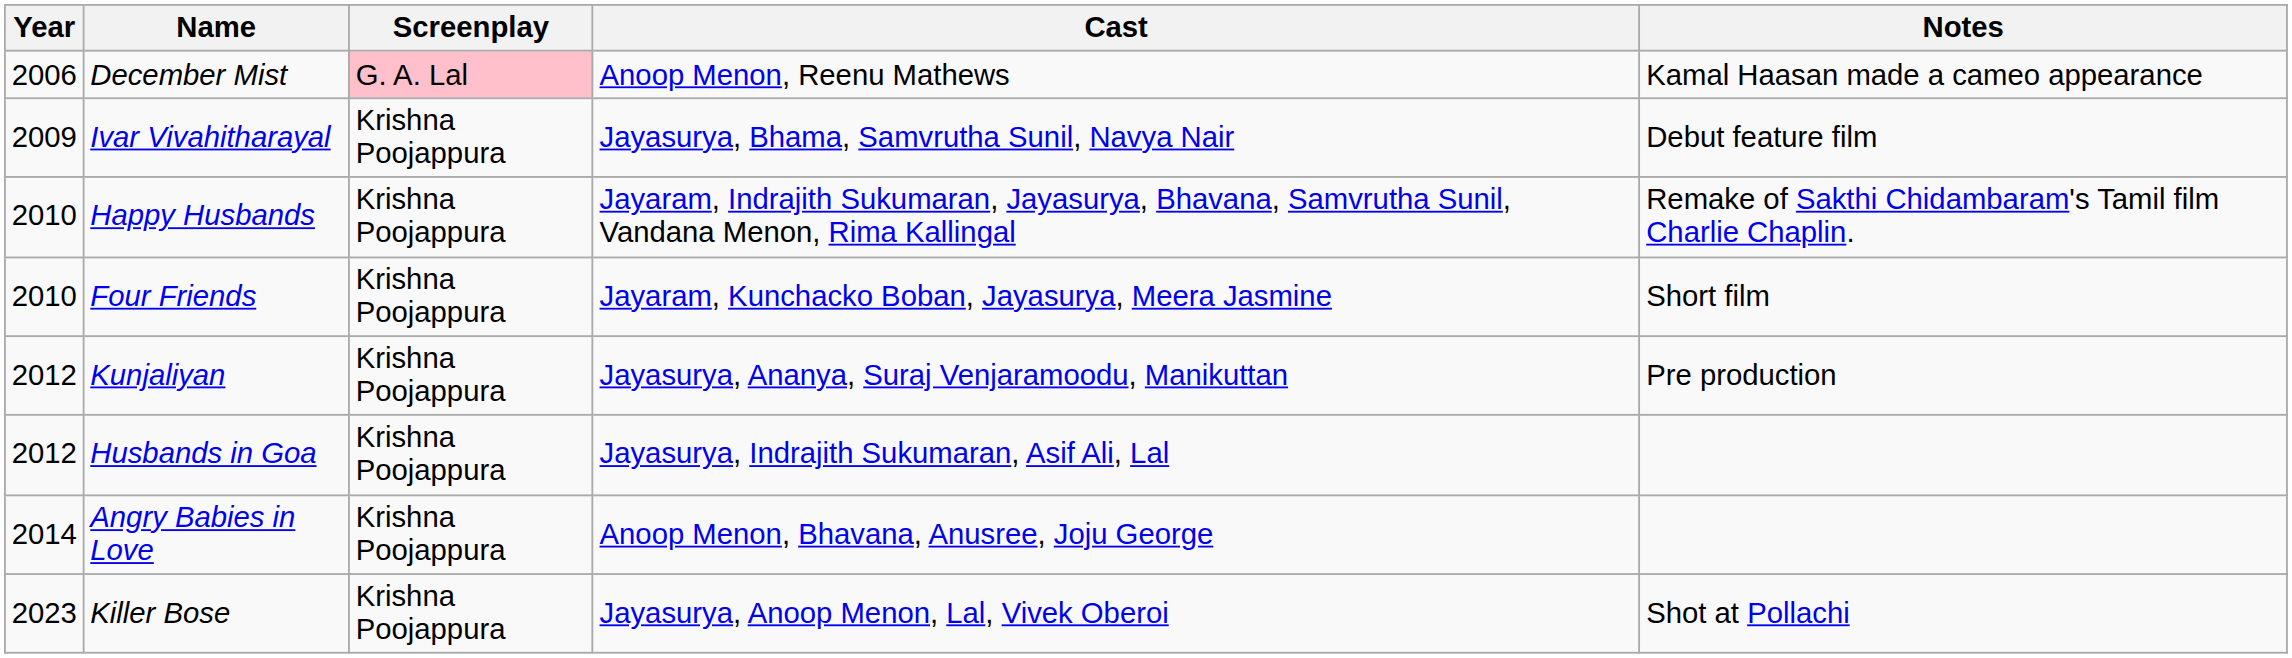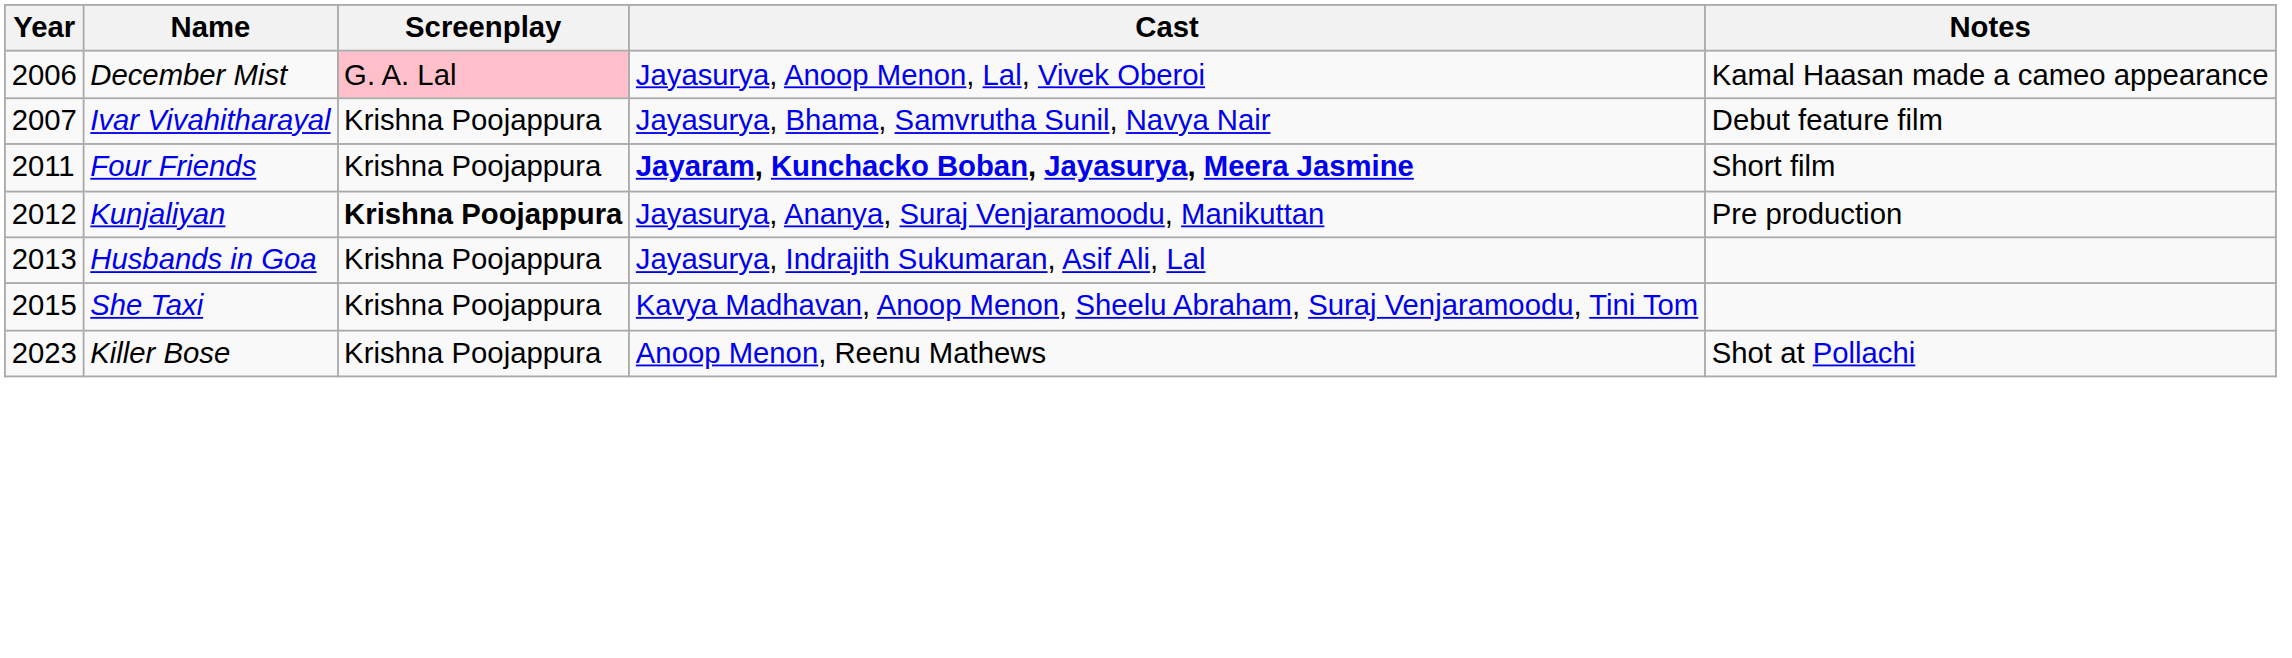(805, 74) Anoop Menon, Reenu Mathews -> (920, 74) Jayasurya, Anoop Menon, Lal, Vivek Oberoi
(44, 137) 2009 -> (44, 120) 2007
- row: (203, 216)
(44, 295) 2010 -> (43, 167) 2011
(966, 295) normal -> (1025, 167) bold
(431, 375) normal -> (483, 213) bold
(44, 454) 2012 -> (44, 259) 2013
- row: (193, 533)
+ row: (147, 306)
(884, 613) Jayasurya, Anoop Menon, Lal, Vivek Oberoi -> (841, 352) Anoop Menon, Reenu Mathews
